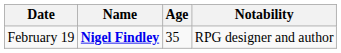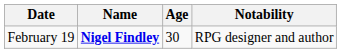(172, 37) 35 -> (172, 37) 30
